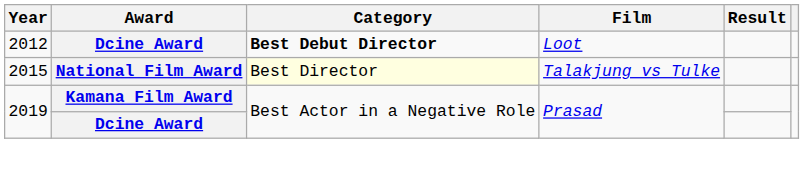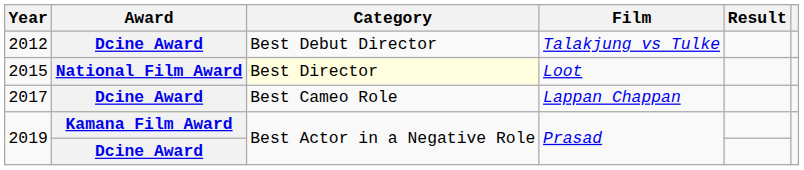(344, 45) bold -> (344, 45) normal
(563, 45) Loot -> (632, 45) Talakjung vs Tulke
(632, 71) Talakjung vs Tulke -> (563, 71) Loot
+ row: (28, 98)
